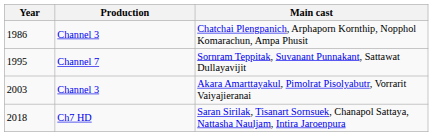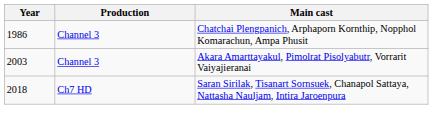- row: (299, 62)
